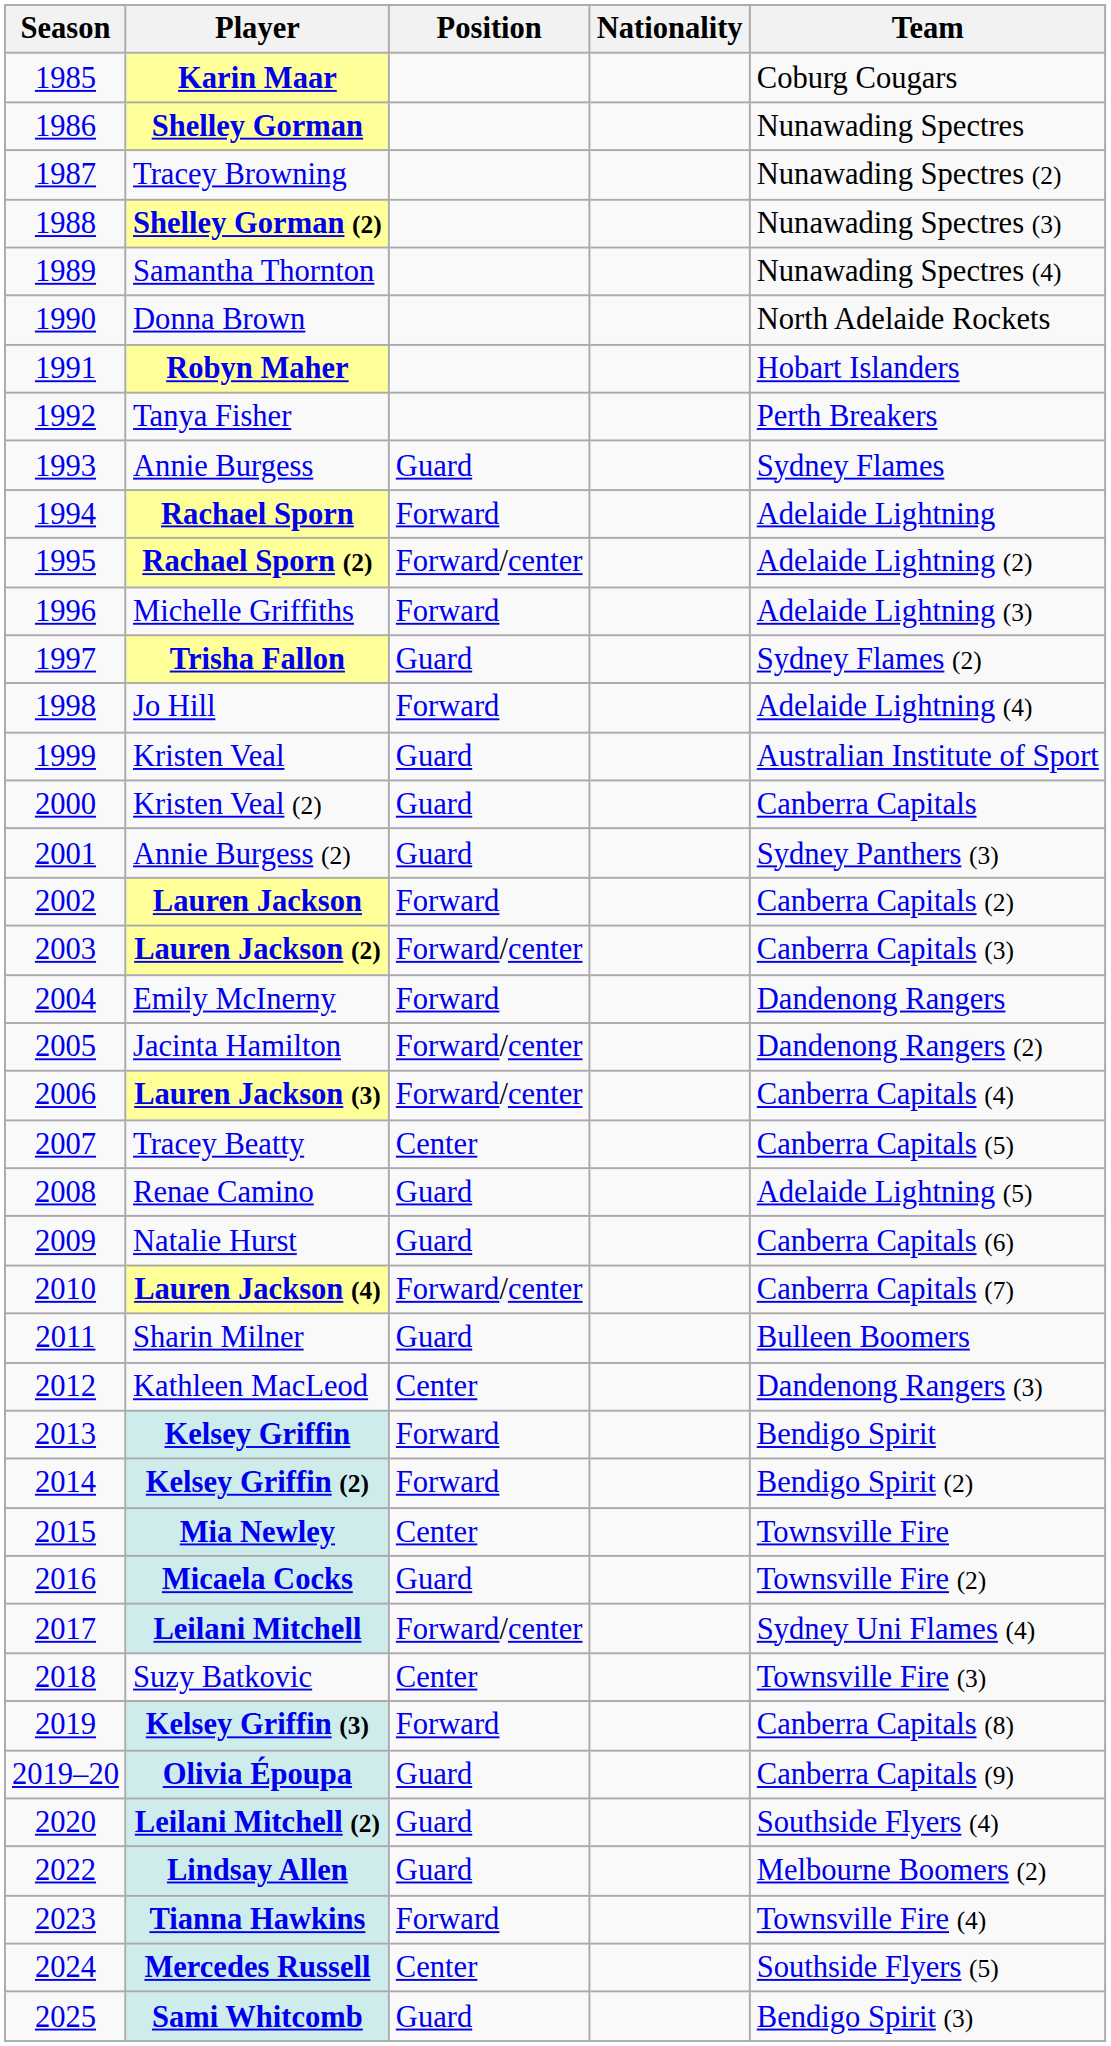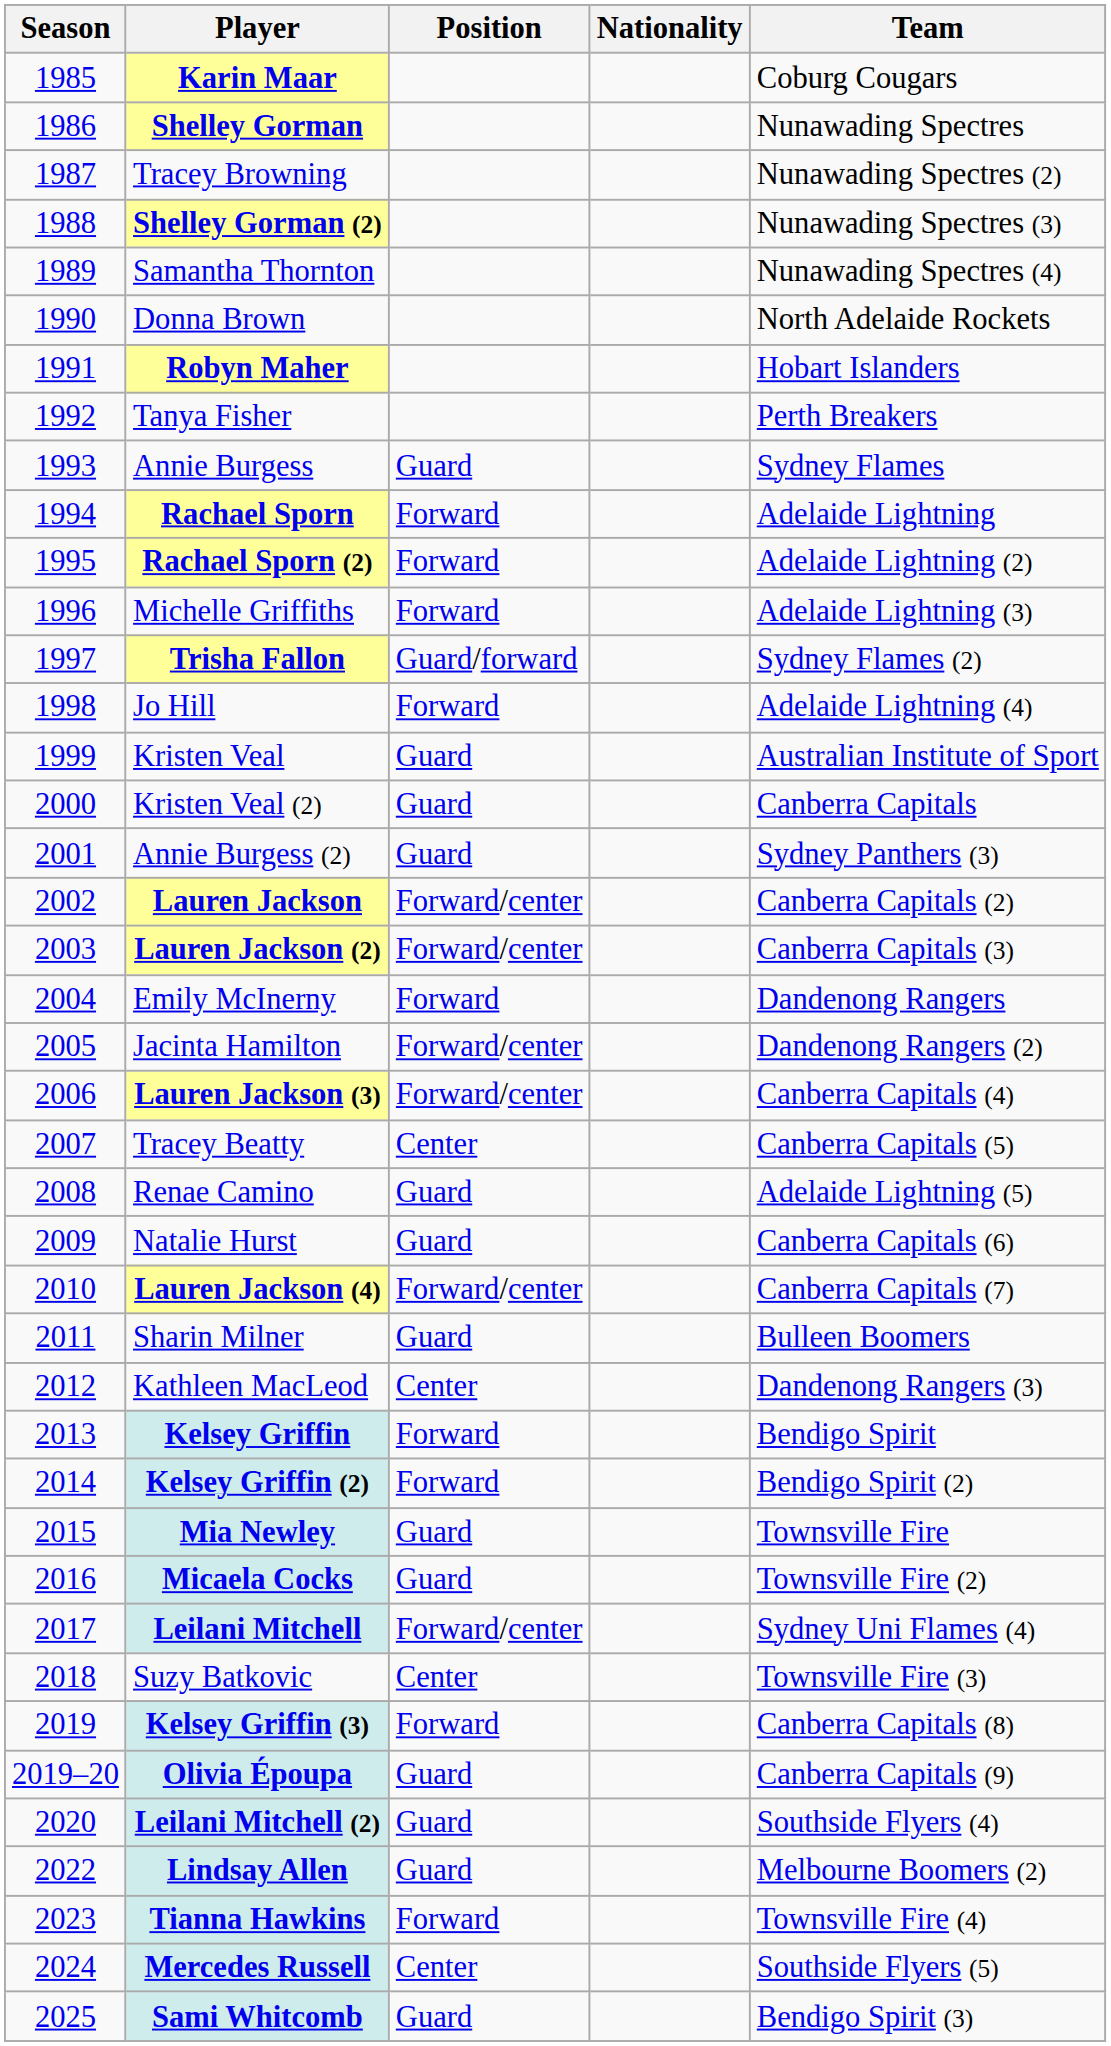(489, 561) Forward/center -> (448, 561) Forward
(434, 658) Guard -> (487, 658) Guard/forward
(448, 901) Forward -> (489, 901) Forward/center
(437, 1531) Center -> (434, 1531) Guard
